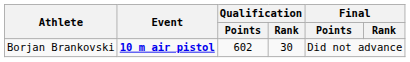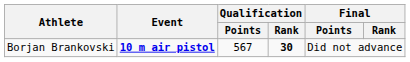(243, 47) 602 -> (243, 47) 567
(287, 47) normal -> (287, 47) bold
